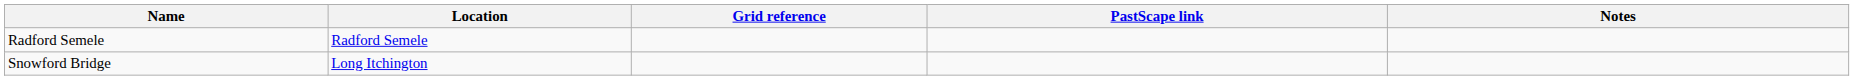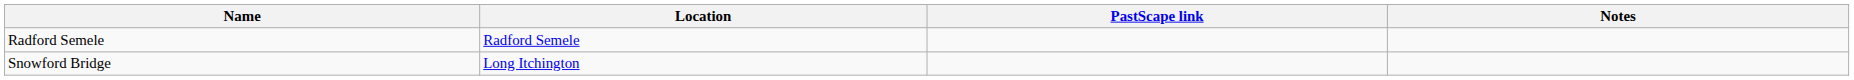- column: (779, 16)
